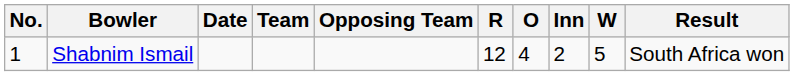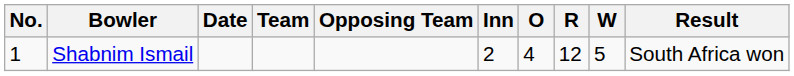columns swapped: (569, 20) <-> (496, 20)
